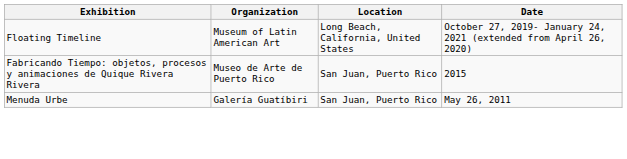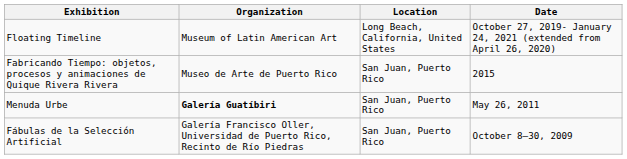(261, 100) normal -> (229, 105) bold
+ row: (70, 136)
